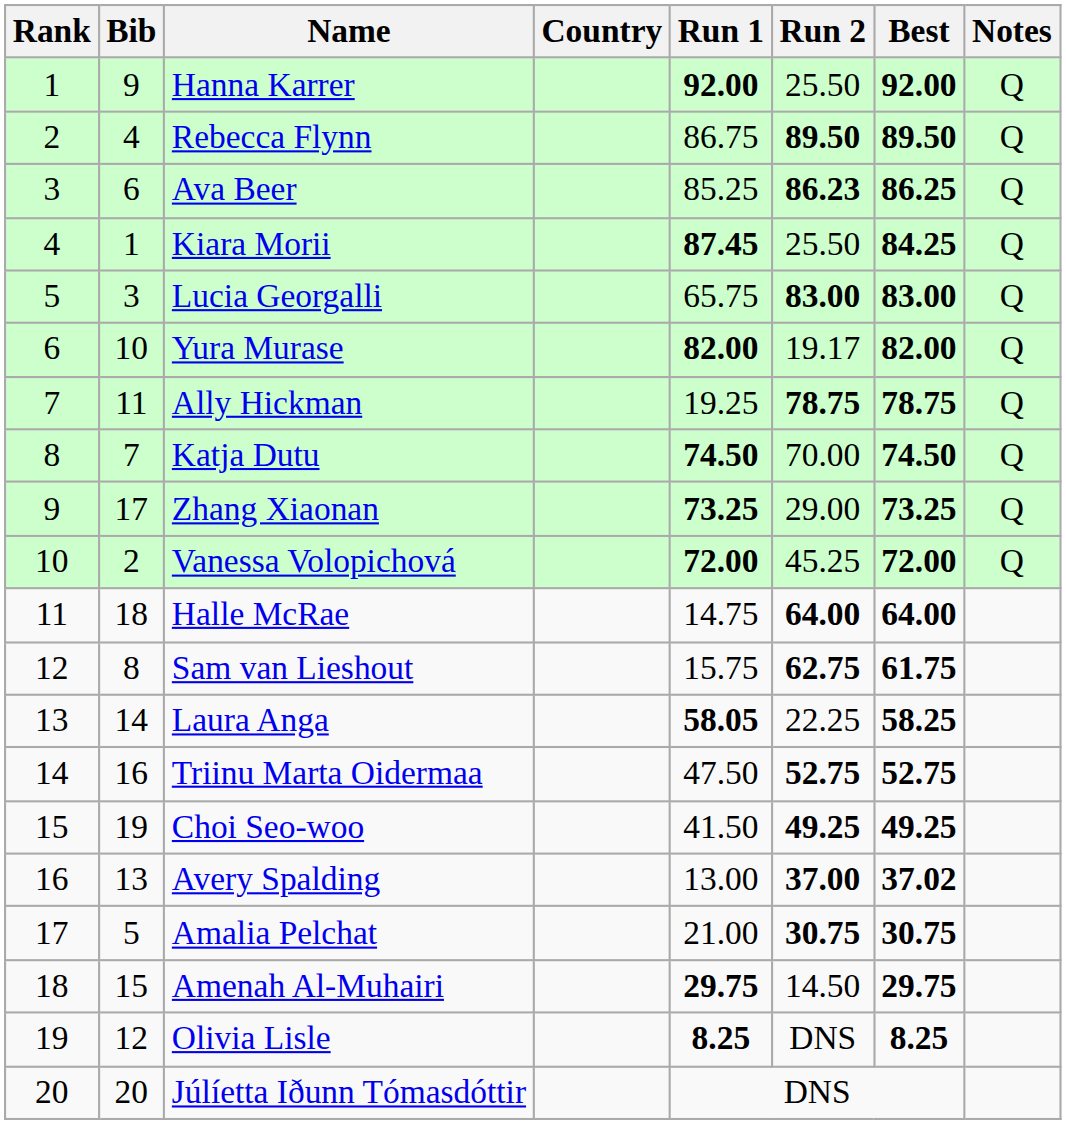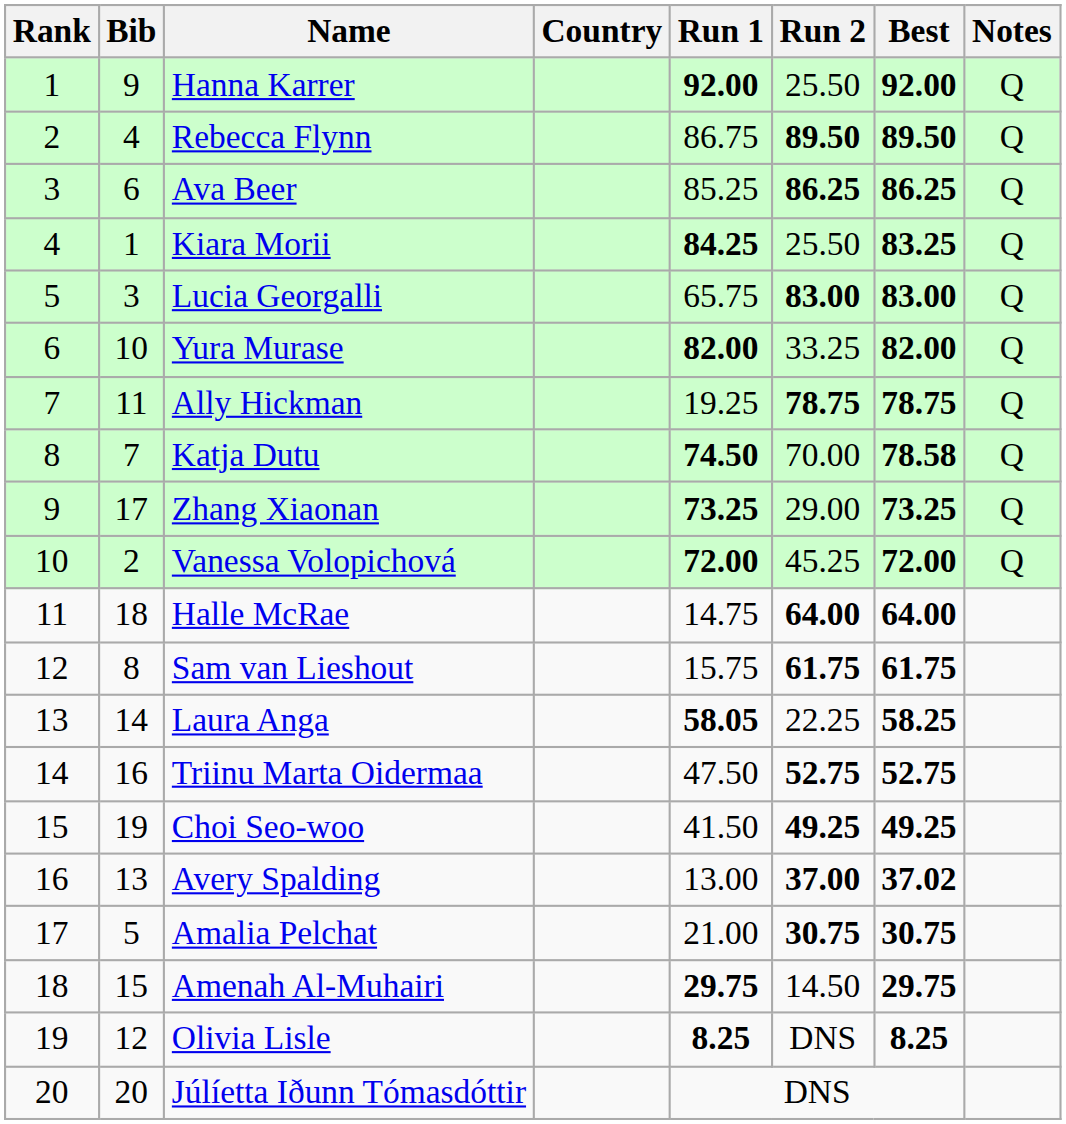(823, 190) 86.23 -> (823, 190) 86.25
(721, 243) 87.45 -> (721, 243) 84.25
(919, 243) 84.25 -> (919, 243) 83.25
(823, 349) 19.17 -> (823, 349) 33.25
(919, 455) 74.50 -> (919, 455) 78.58
(823, 667) 62.75 -> (823, 667) 61.75
